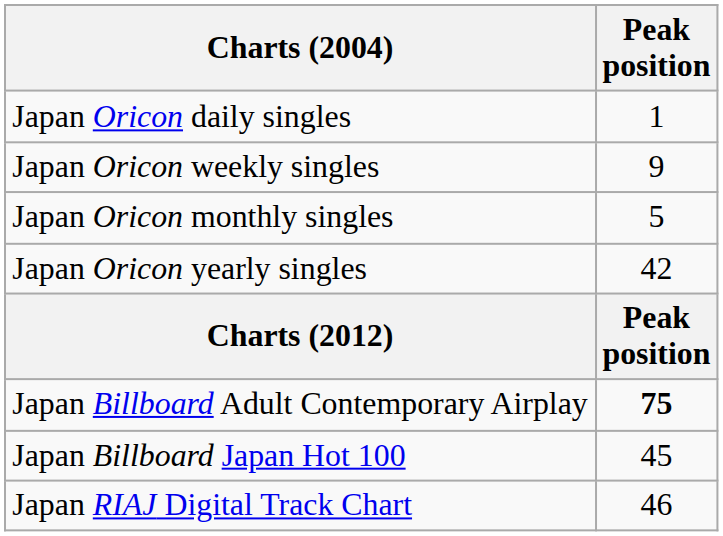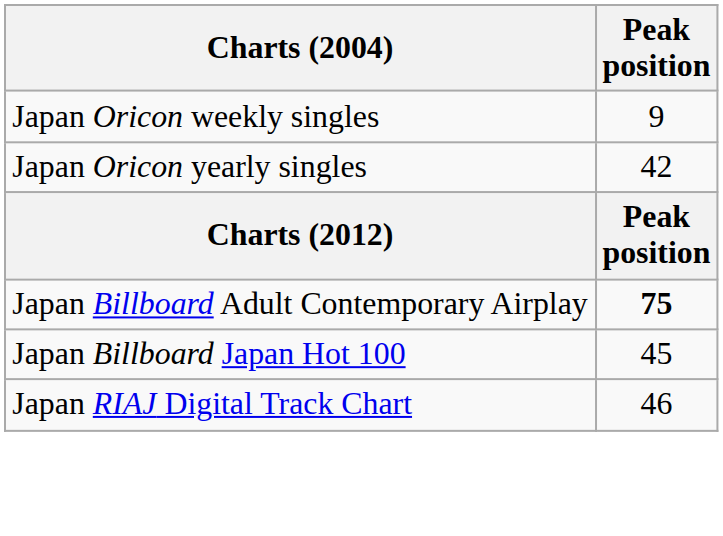- row: (182, 116)
- row: (203, 217)
